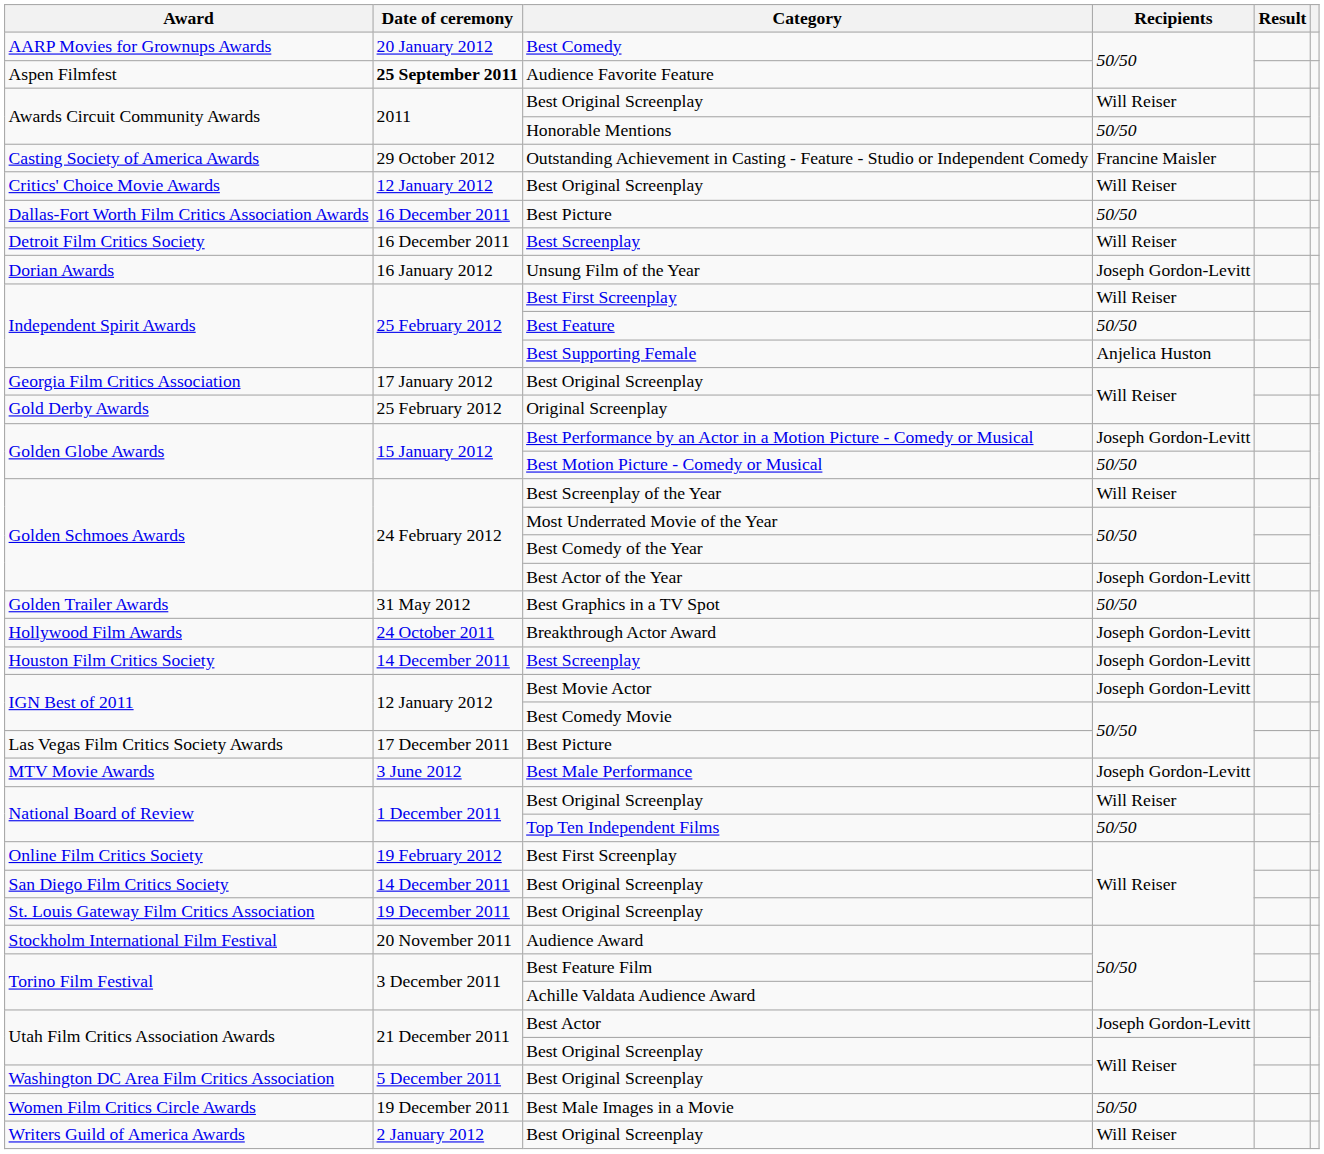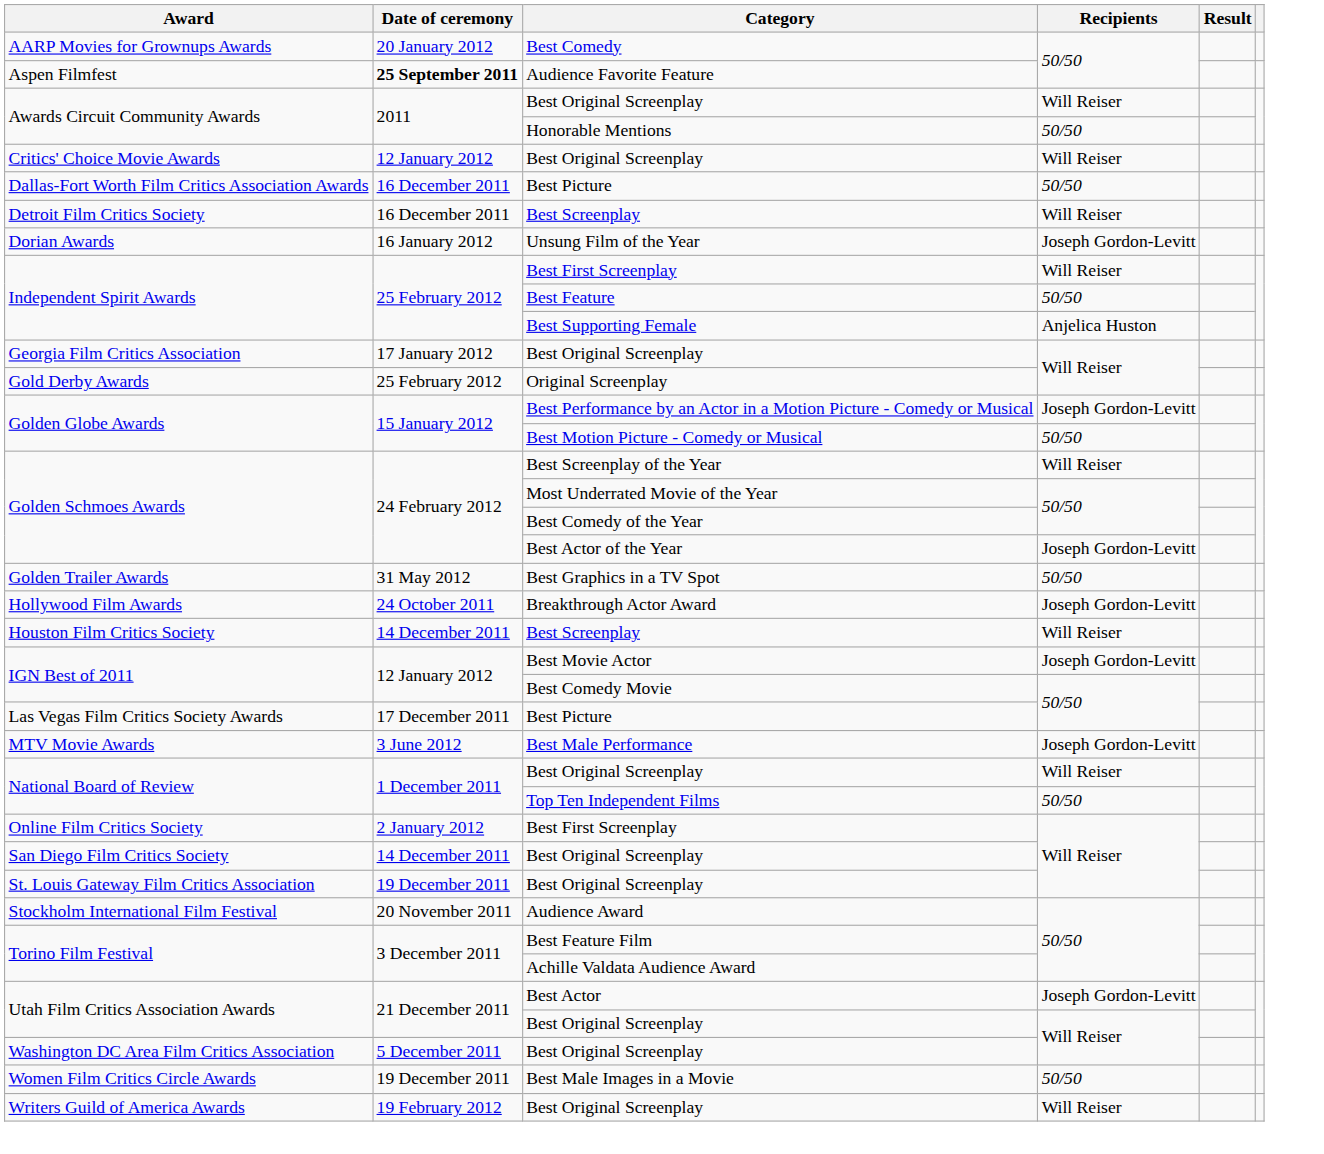- row: (134, 158)
(1173, 660) Joseph Gordon-Levitt -> (1082, 632) Will Reiser
(439, 855) 19 February 2012 -> (430, 827) 2 January 2012
(430, 1134) 2 January 2012 -> (439, 1107) 19 February 2012
